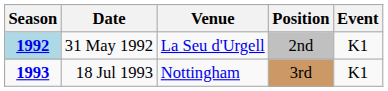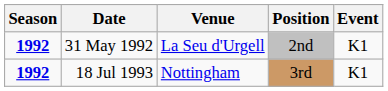(33, 45) lightblue background -> (33, 45) no background
(33, 72) 1993 -> (33, 72) 1992
